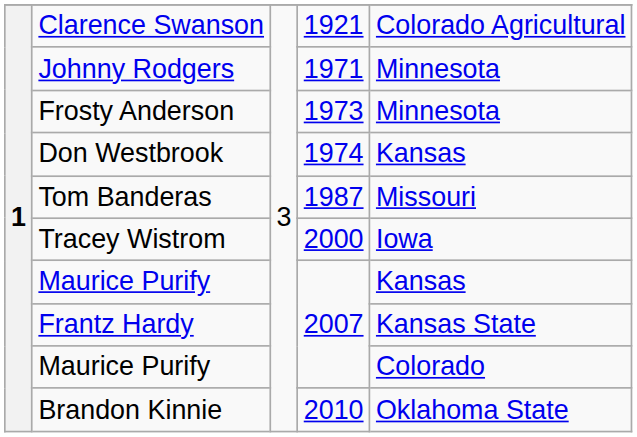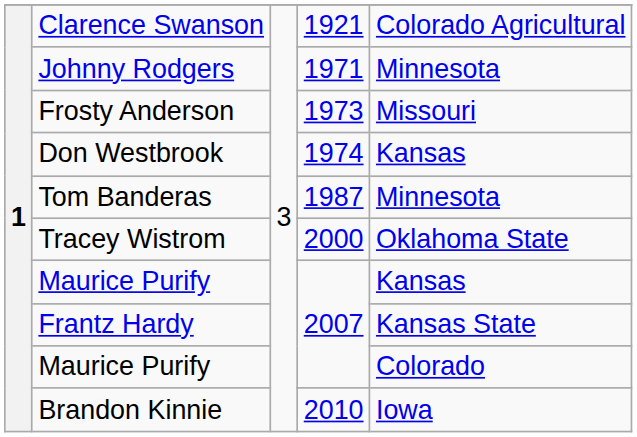(438, 111) Minnesota -> (426, 111) Missouri
(426, 196) Missouri -> (438, 196) Minnesota
(404, 238) Iowa -> (472, 238) Oklahoma State
(472, 409) Oklahoma State -> (404, 409) Iowa
